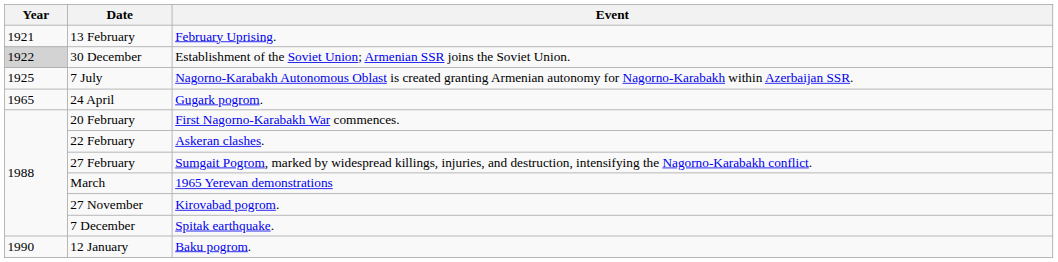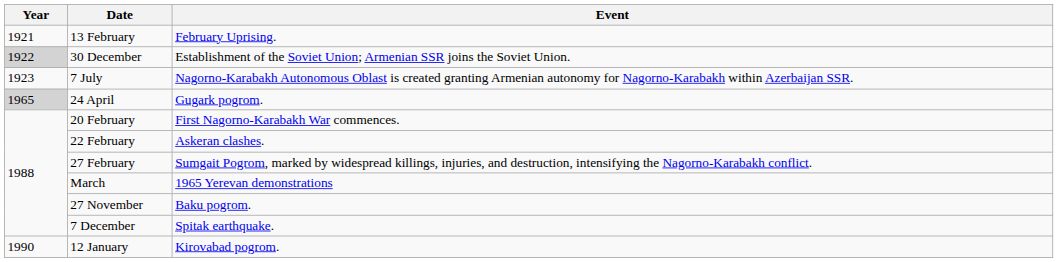(21, 78) 1925 -> (21, 78) 1923
(21, 99) no background -> (21, 99) lightgrey background
(227, 204) Kirovabad pogrom. -> (213, 204) Baku pogrom.
(213, 246) Baku pogrom. -> (227, 246) Kirovabad pogrom.
